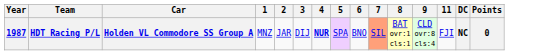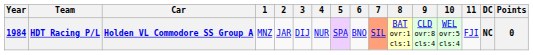+ column: (449, 11)
(16, 34) 1987 -> (16, 34) 1984
(321, 34) bold -> (321, 34) normal
